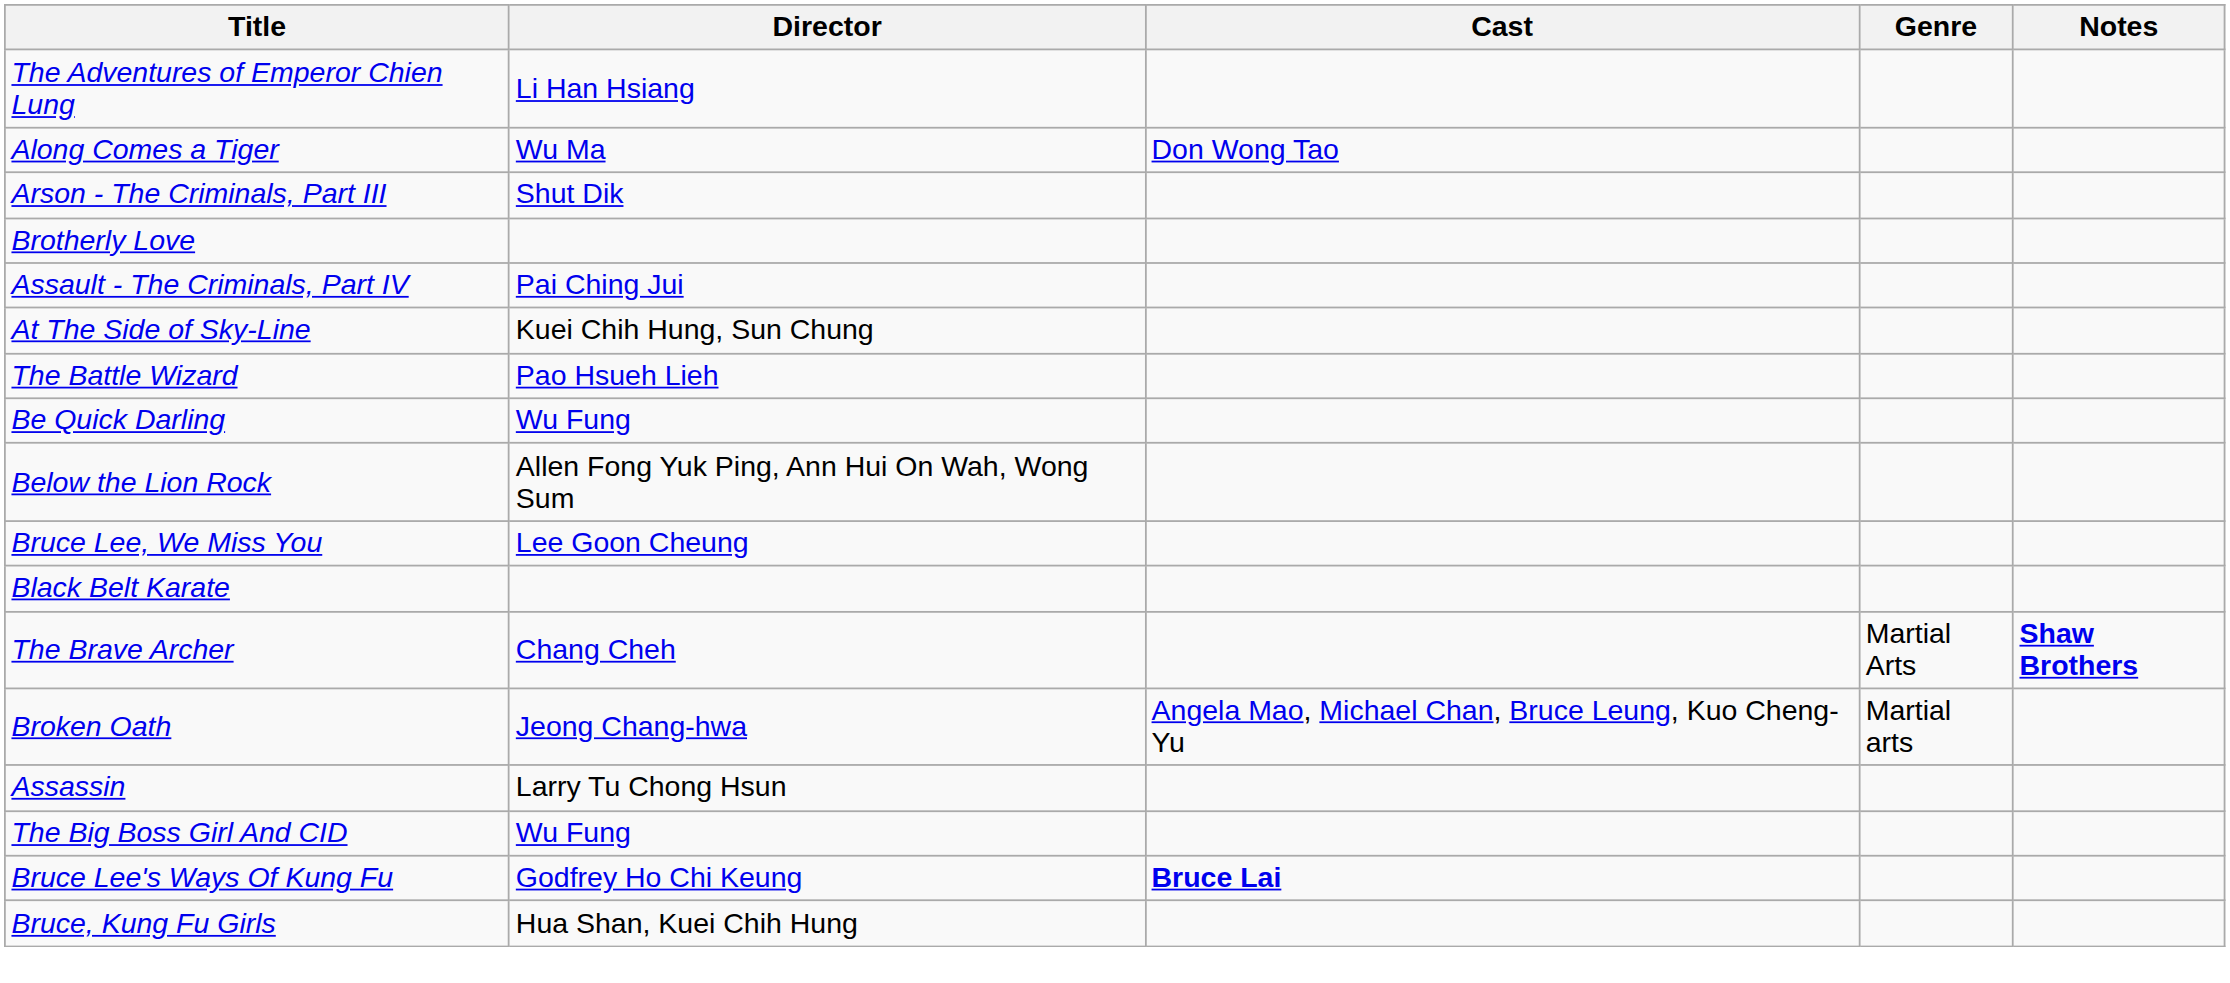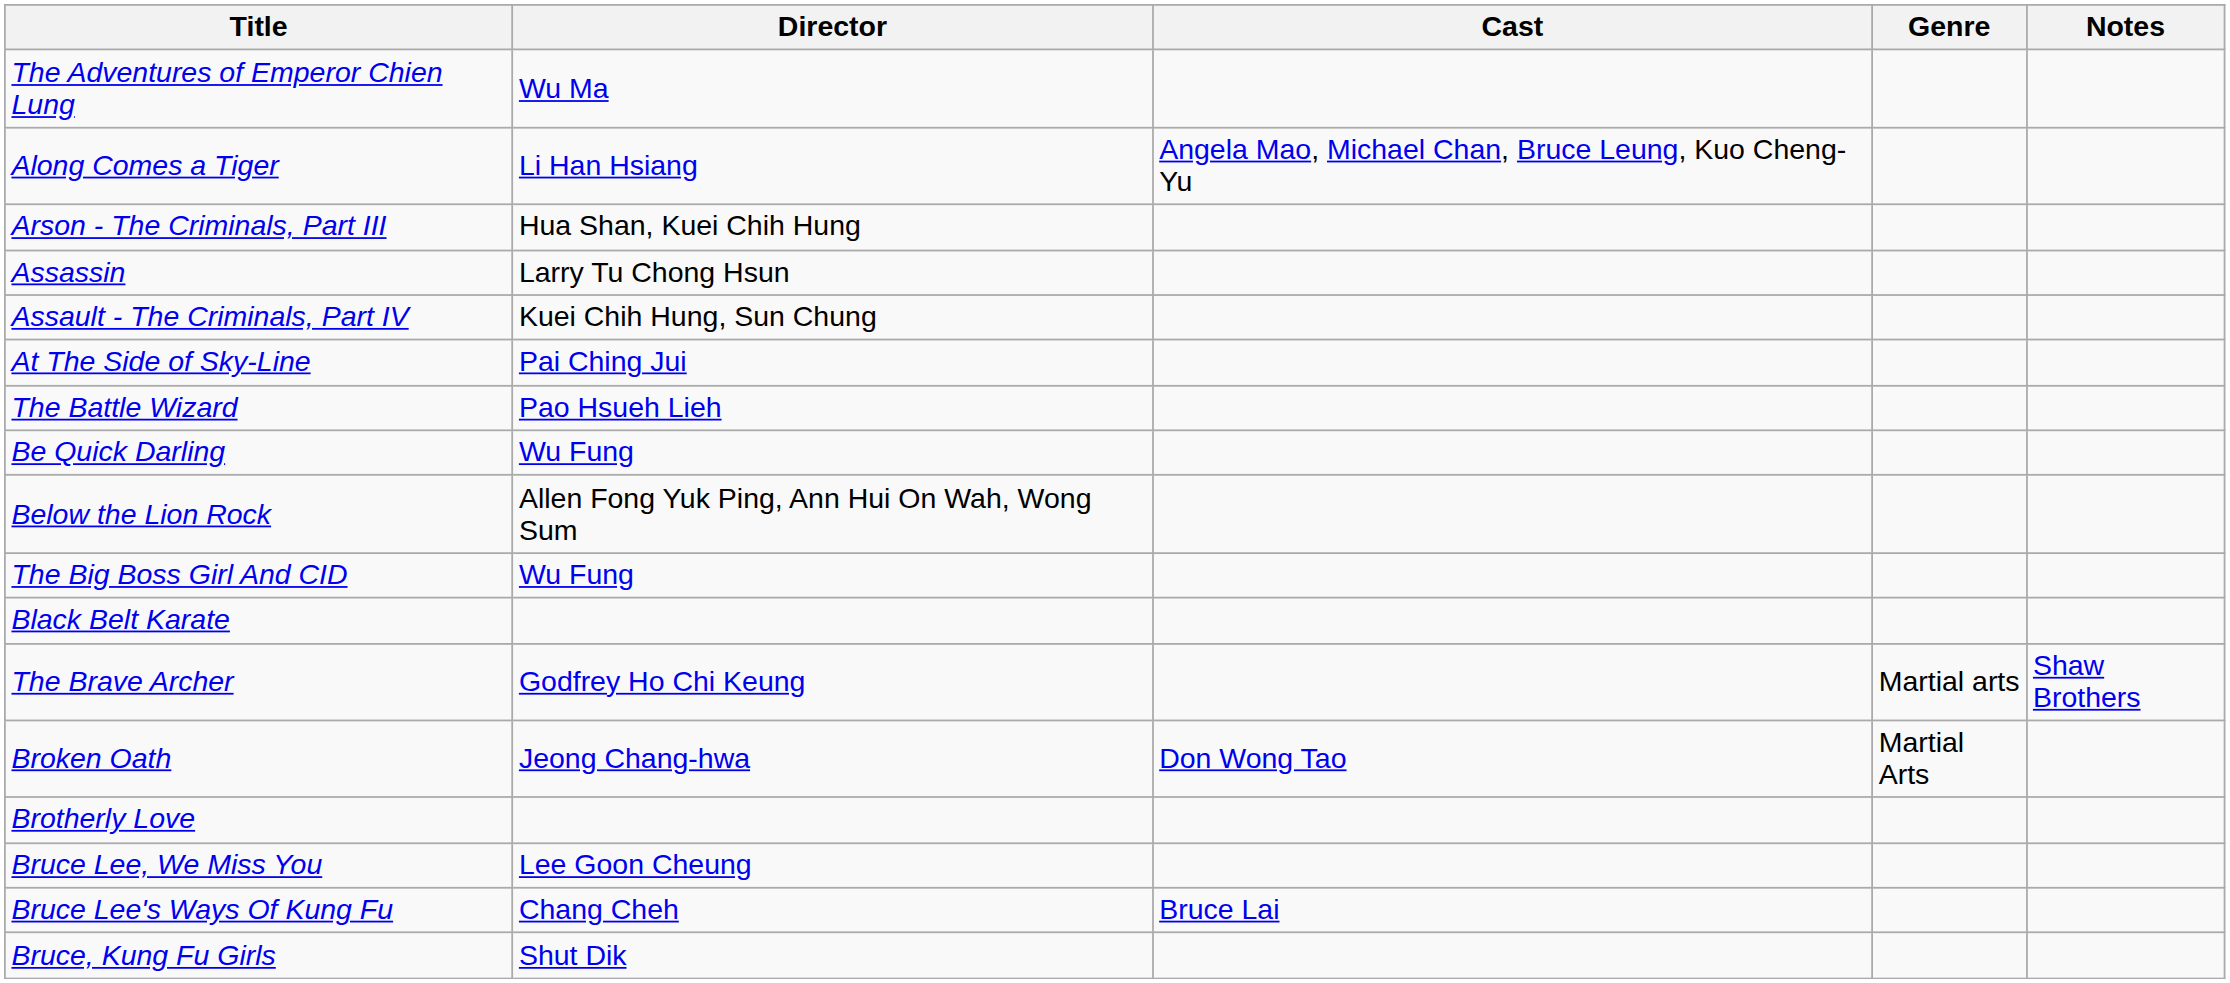(605, 88) Li Han Hsiang -> (564, 88) Wu Ma
(561, 149) Wu Ma -> (608, 165) Li Han Hsiang
(1245, 149) Don Wong Tao -> (1503, 165) Angela Mao, Michael Chan, Bruce Leung, Kuo Cheng-Yu
(570, 194) Shut Dik -> (690, 226) Hua Shan, Kuei Chih Hung
rows swapped: (68, 787) <-> (103, 239)
(600, 284) Pai Ching Jui -> (698, 317) Kuei Chih Hung, Sun Chung
(695, 330) Kuei Chih Hung, Sun Chung -> (603, 362) Pai Ching Jui
rows swapped: (179, 832) <-> (167, 542)
(596, 649) Chang Cheh -> (662, 681) Godfrey Ho Chi Keung
(1908, 649) Martial Arts -> (1949, 681) Martial arts
(2079, 649) bold -> (2087, 681) normal
(1495, 726) Angela Mao, Michael Chan, Bruce Leung, Kuo Cheng-Yu -> (1253, 758) Don Wong Tao
(1908, 726) Martial arts -> (1921, 758) Martial Arts
(659, 877) Godfrey Ho Chi Keung -> (599, 909) Chang Cheh
(1216, 877) bold -> (1219, 909) normal
(687, 923) Hua Shan, Kuei Chih Hung -> (573, 955) Shut Dik
